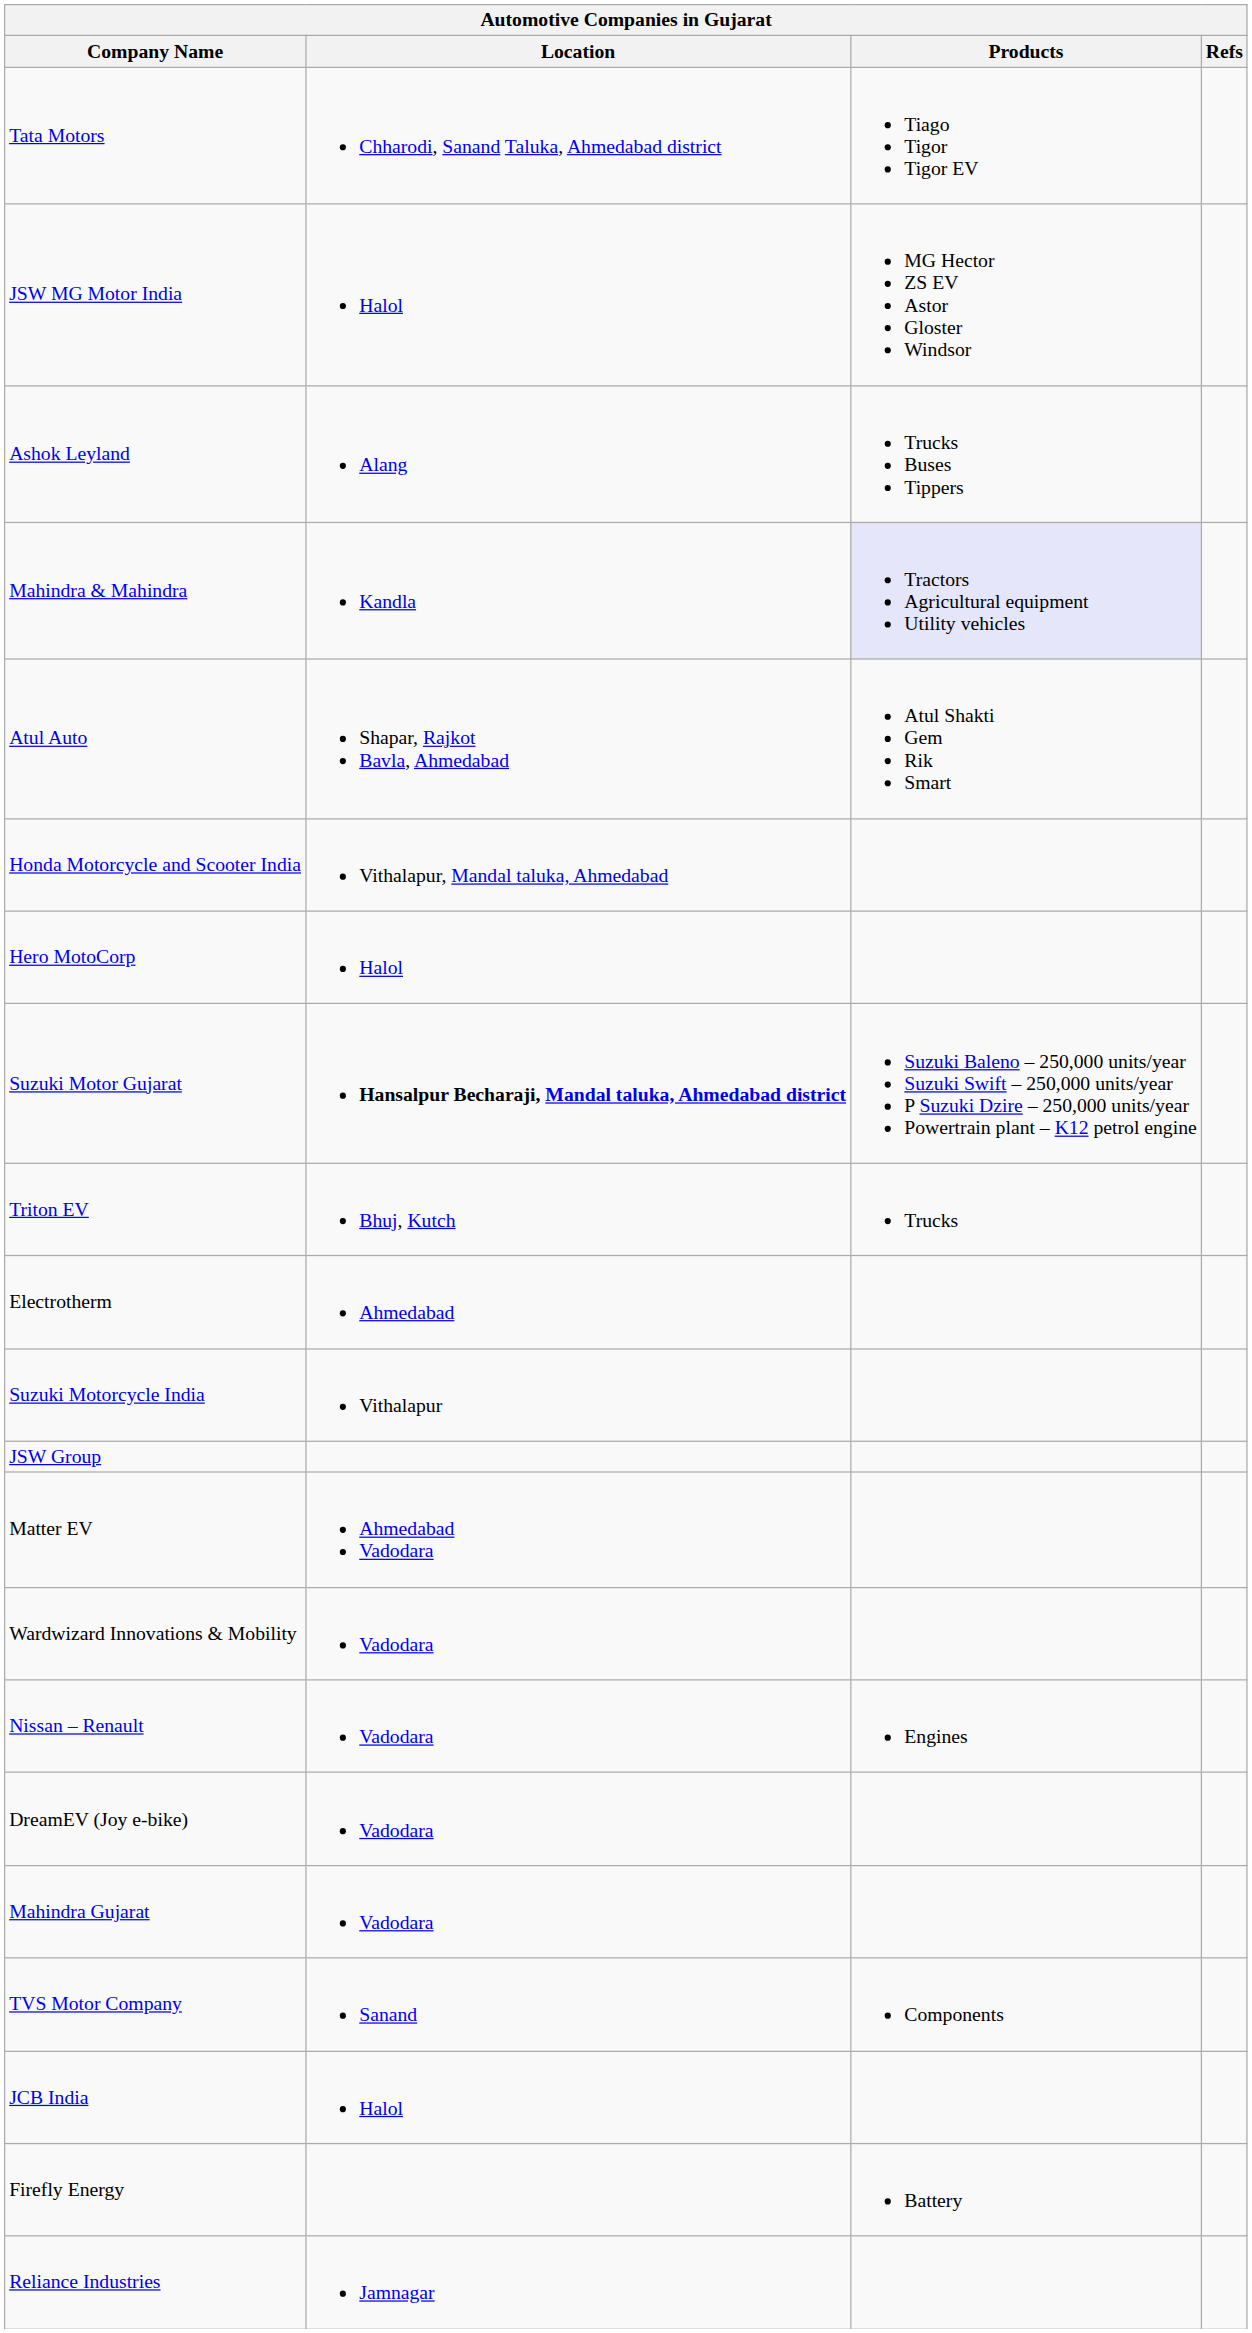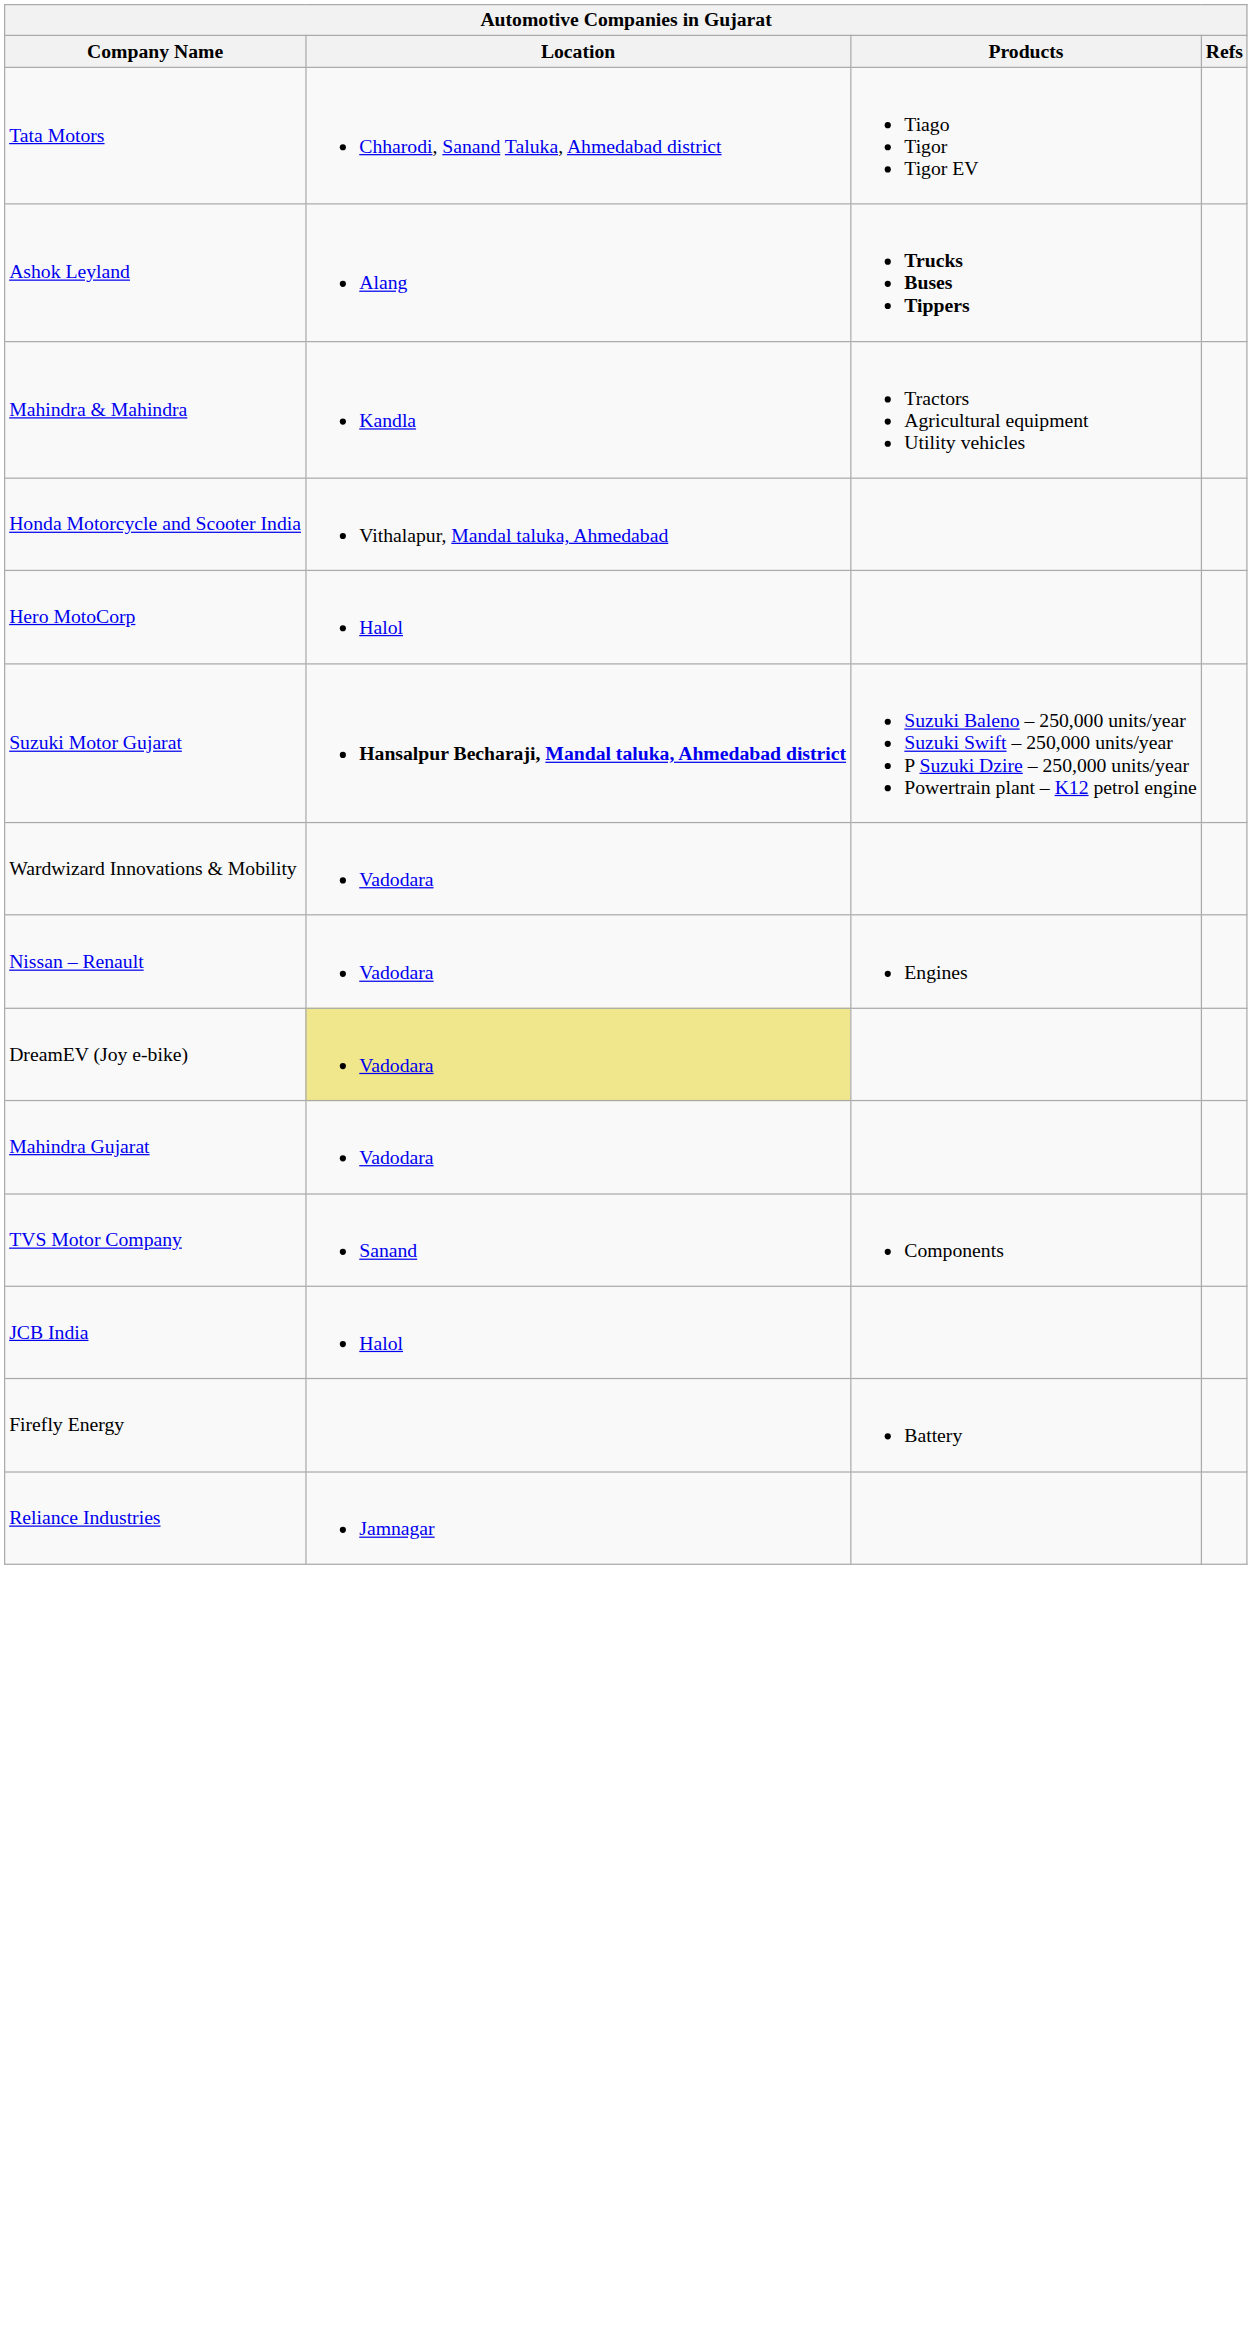- row: (96, 294)
(1026, 465) normal -> (1026, 284) bold
(1026, 602) lavender background -> (1026, 421) no background
- row: (48, 738)
- row: (49, 1209)
- row: (61, 1301)
- row: (107, 1394)
- row: (55, 1456)
- row: (51, 1529)
(578, 1830) no background -> (578, 1065) khaki background
